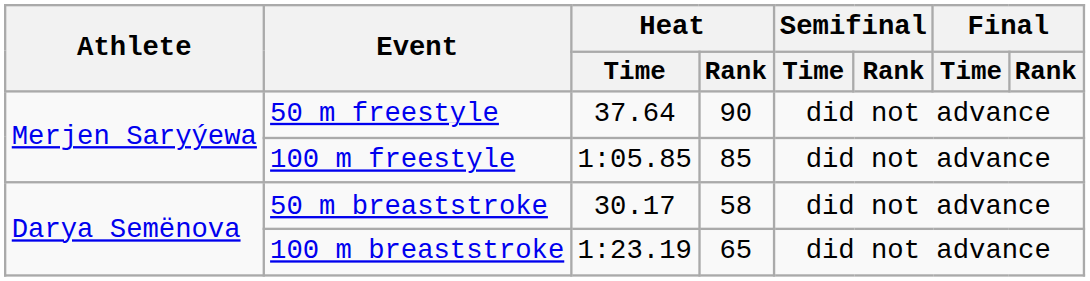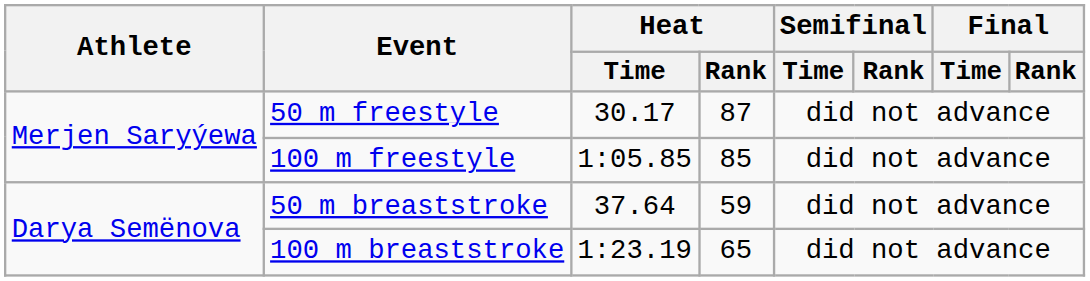(635, 114) 37.64 -> (635, 114) 30.17
(736, 114) 90 -> (736, 114) 87
(635, 206) 30.17 -> (635, 206) 37.64
(736, 206) 58 -> (736, 206) 59
